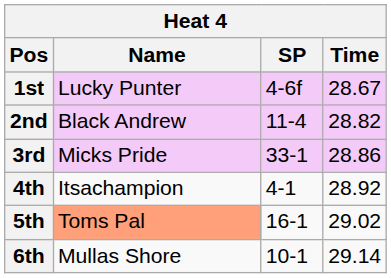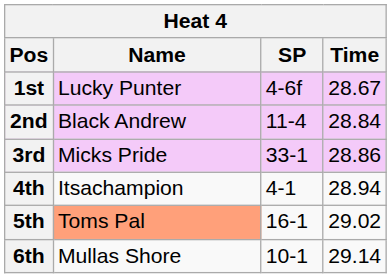(355, 121) 28.82 -> (355, 121) 28.84
(355, 188) 28.92 -> (355, 188) 28.94
